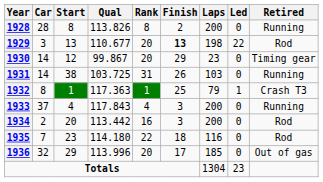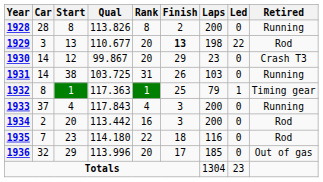(284, 59) Timing gear -> (284, 59) Crash T3
(284, 91) Crash T3 -> (284, 91) Timing gear
